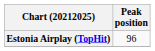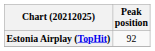(131, 38) 96 -> (131, 38) 92
